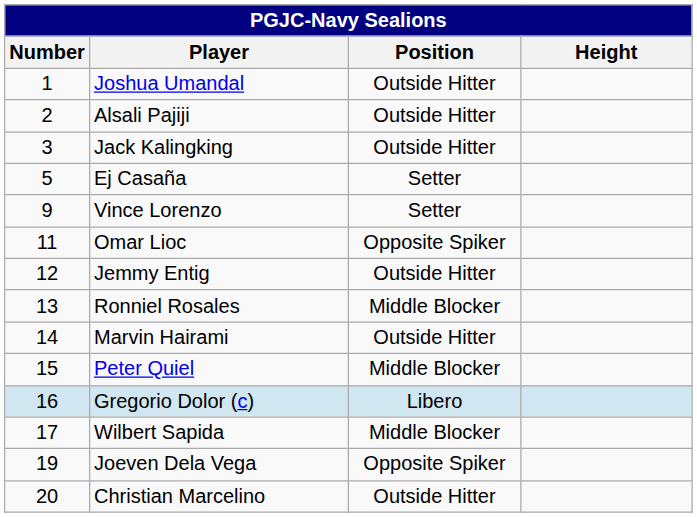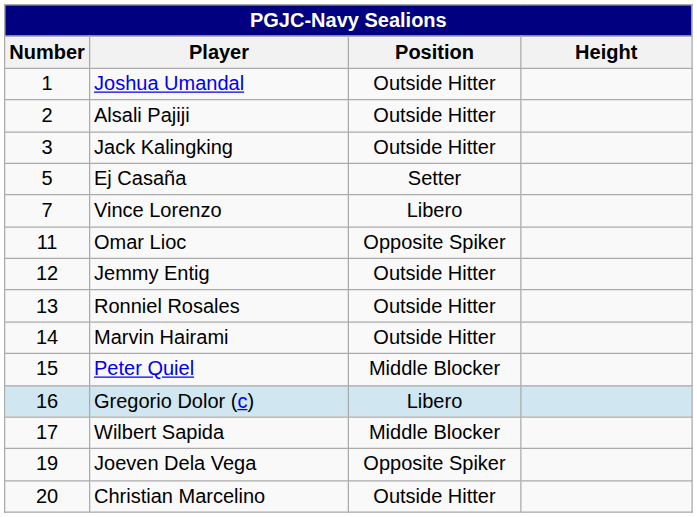(47, 210) 9 -> (47, 210) 7
(434, 210) Setter -> (434, 210) Libero
(434, 305) Middle Blocker -> (434, 305) Outside Hitter
